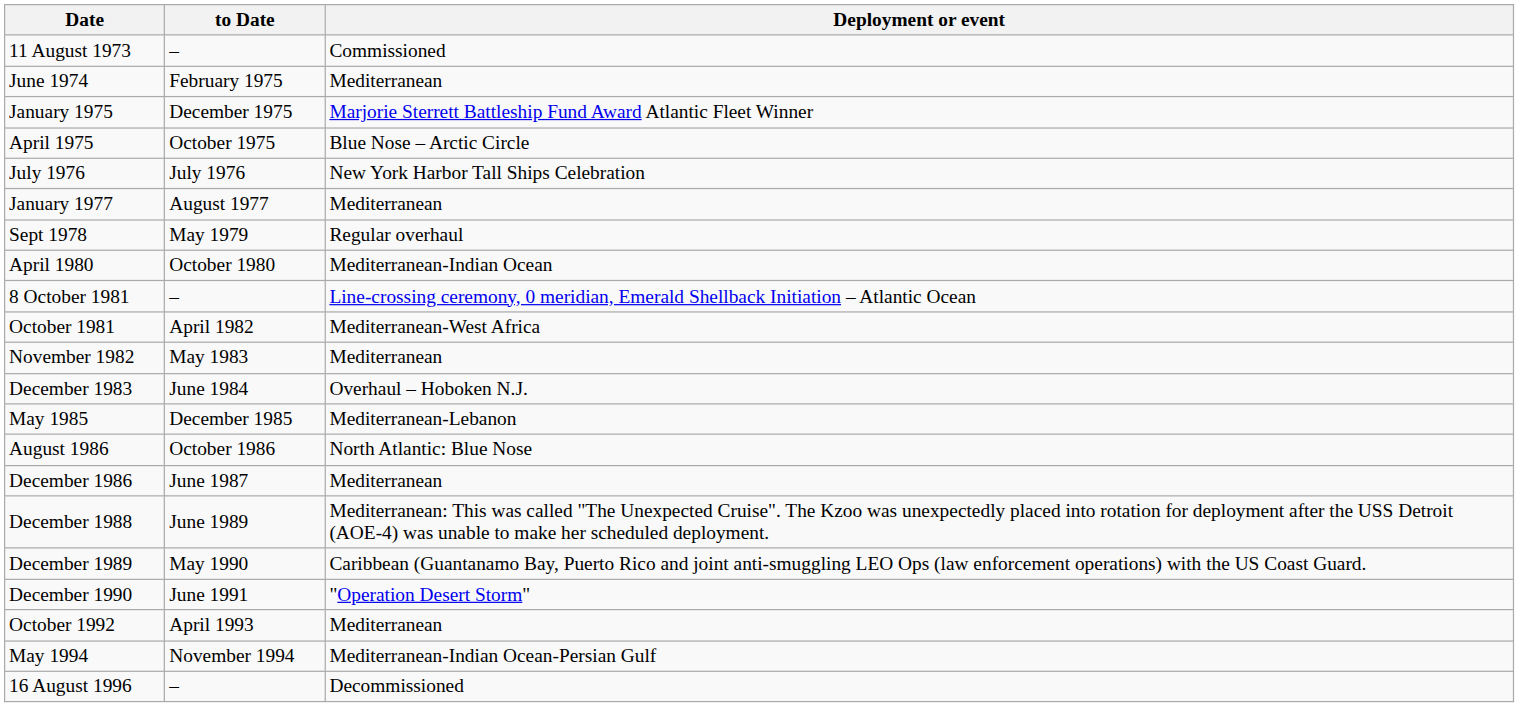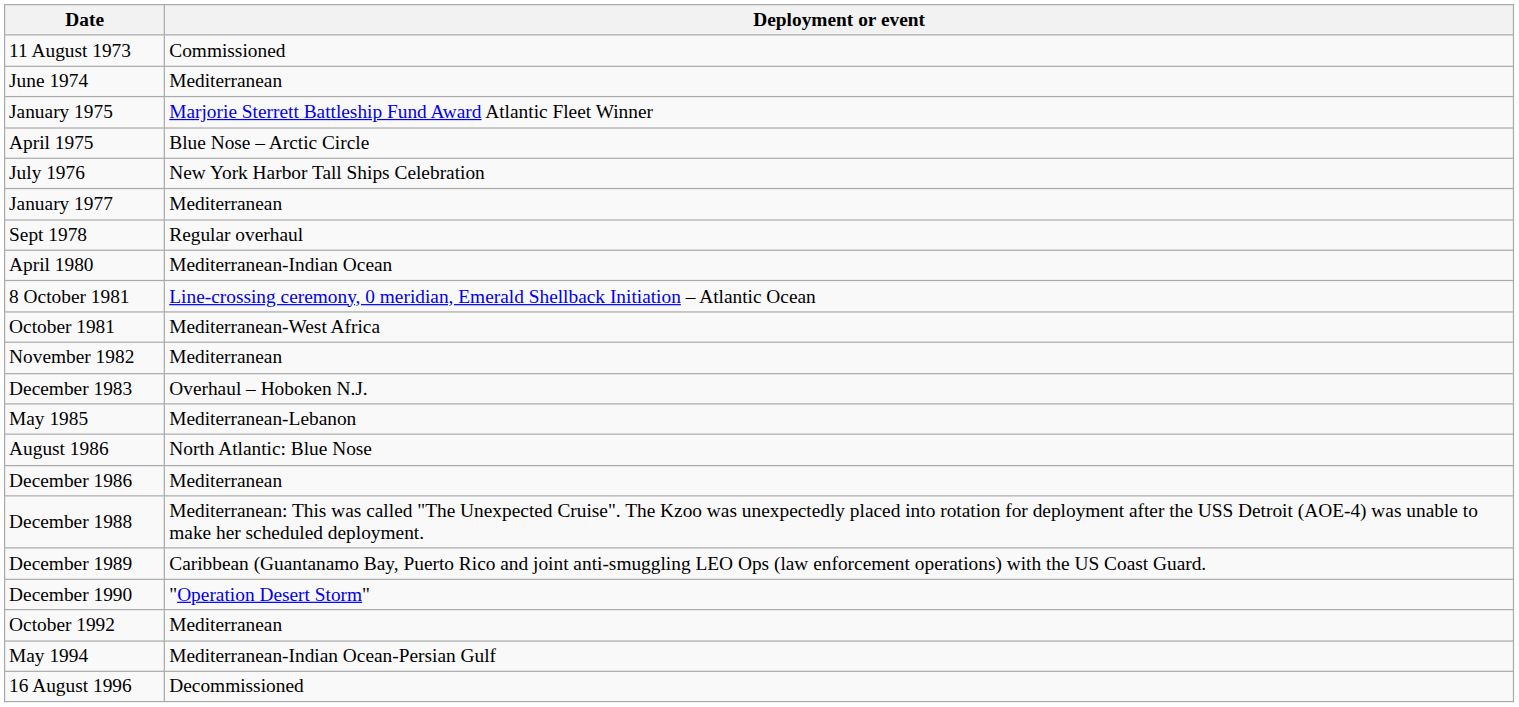- column: (245, 19)
